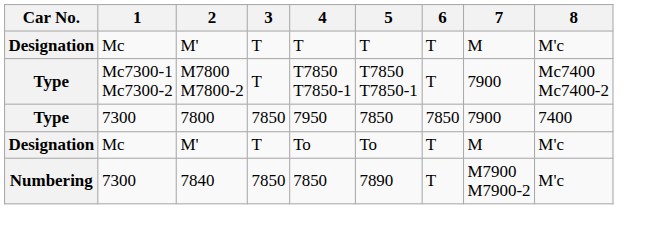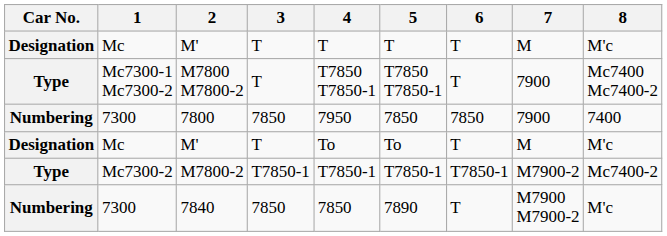(51, 117) Type -> (51, 117) Numbering
+ row: (137, 171)
